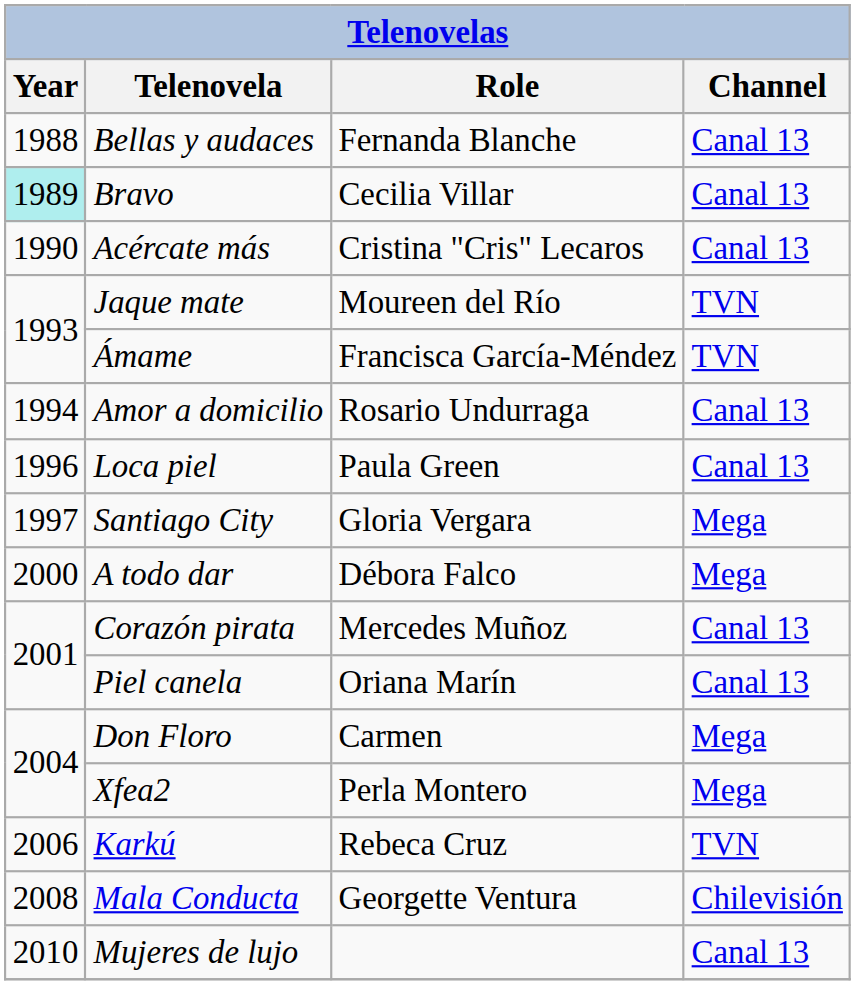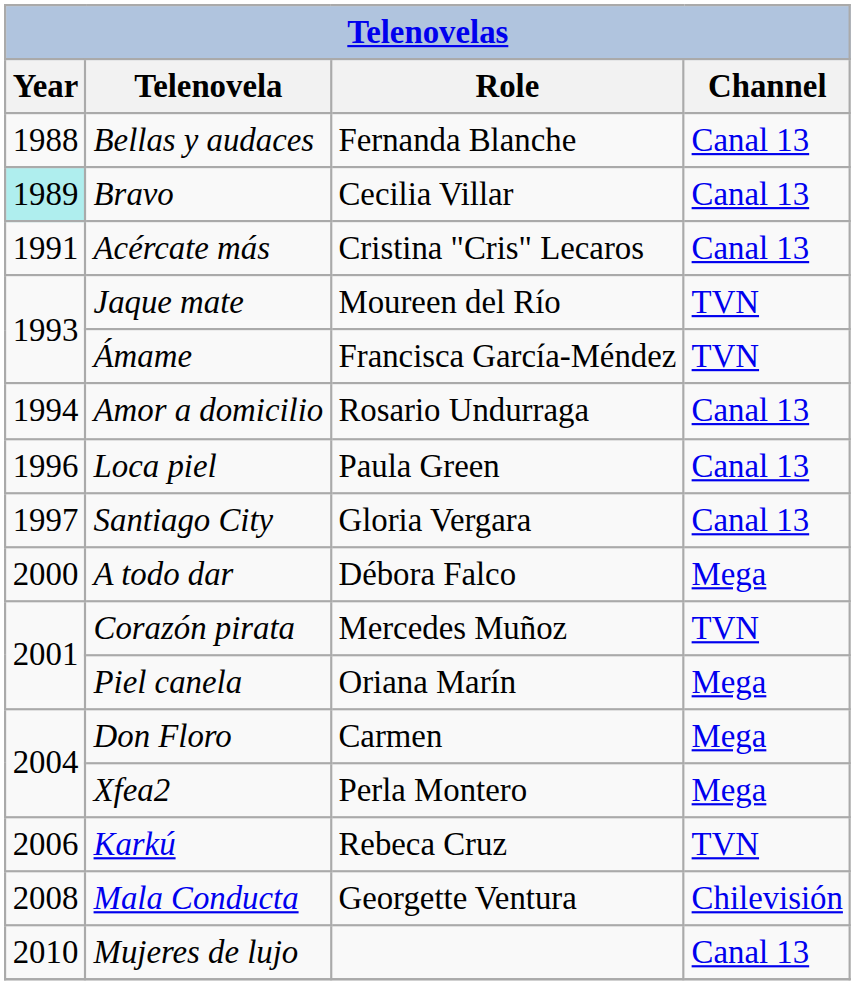(46, 248) 1990 -> (46, 248) 1991
(729, 518) Mega -> (750, 518) Canal 13
(750, 627) Canal 13 -> (725, 627) TVN
(750, 681) Canal 13 -> (729, 681) Mega
